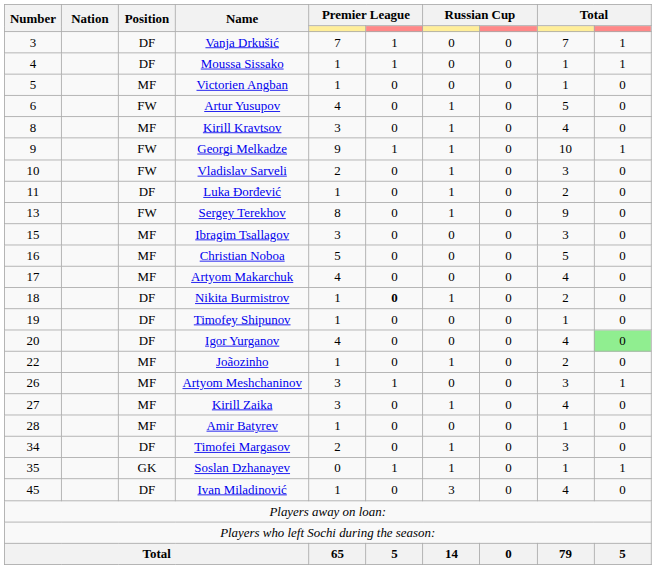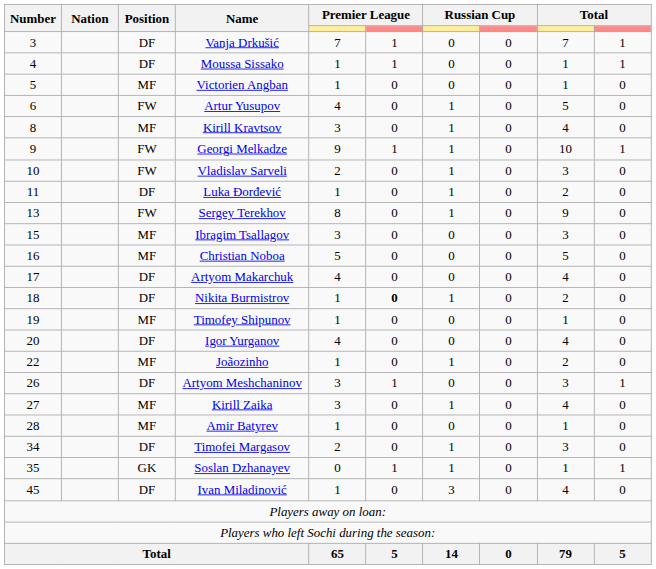(147, 276) MF -> (147, 276) DF
(147, 319) DF -> (147, 319) MF
(622, 340) lightgreen background -> (622, 340) no background
(147, 383) MF -> (147, 383) DF
